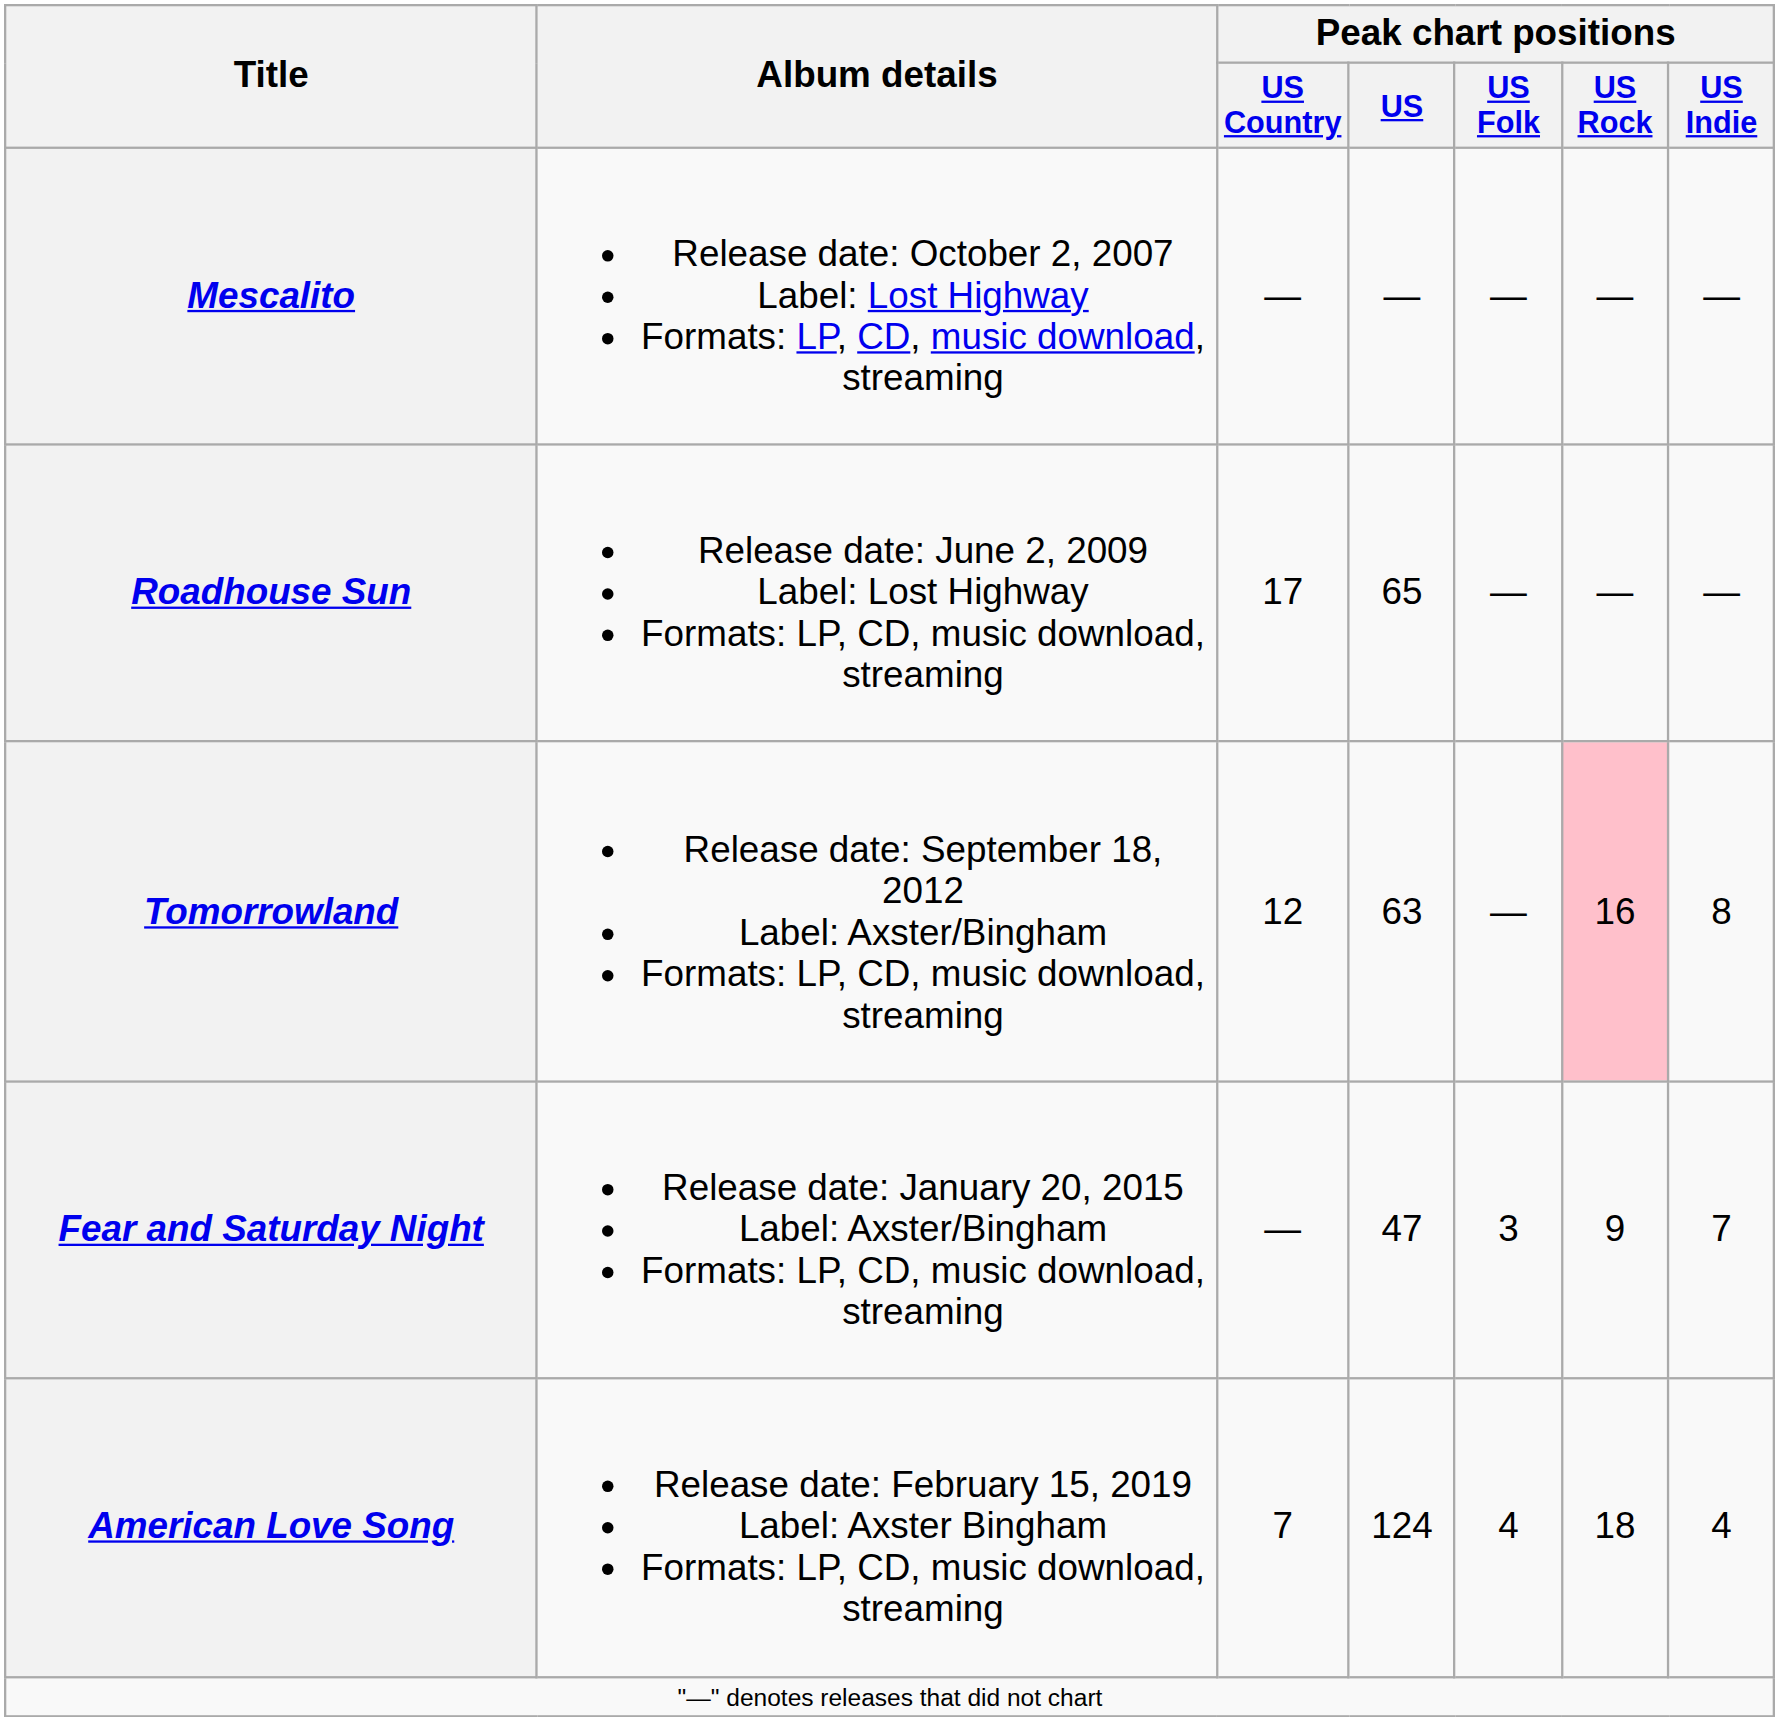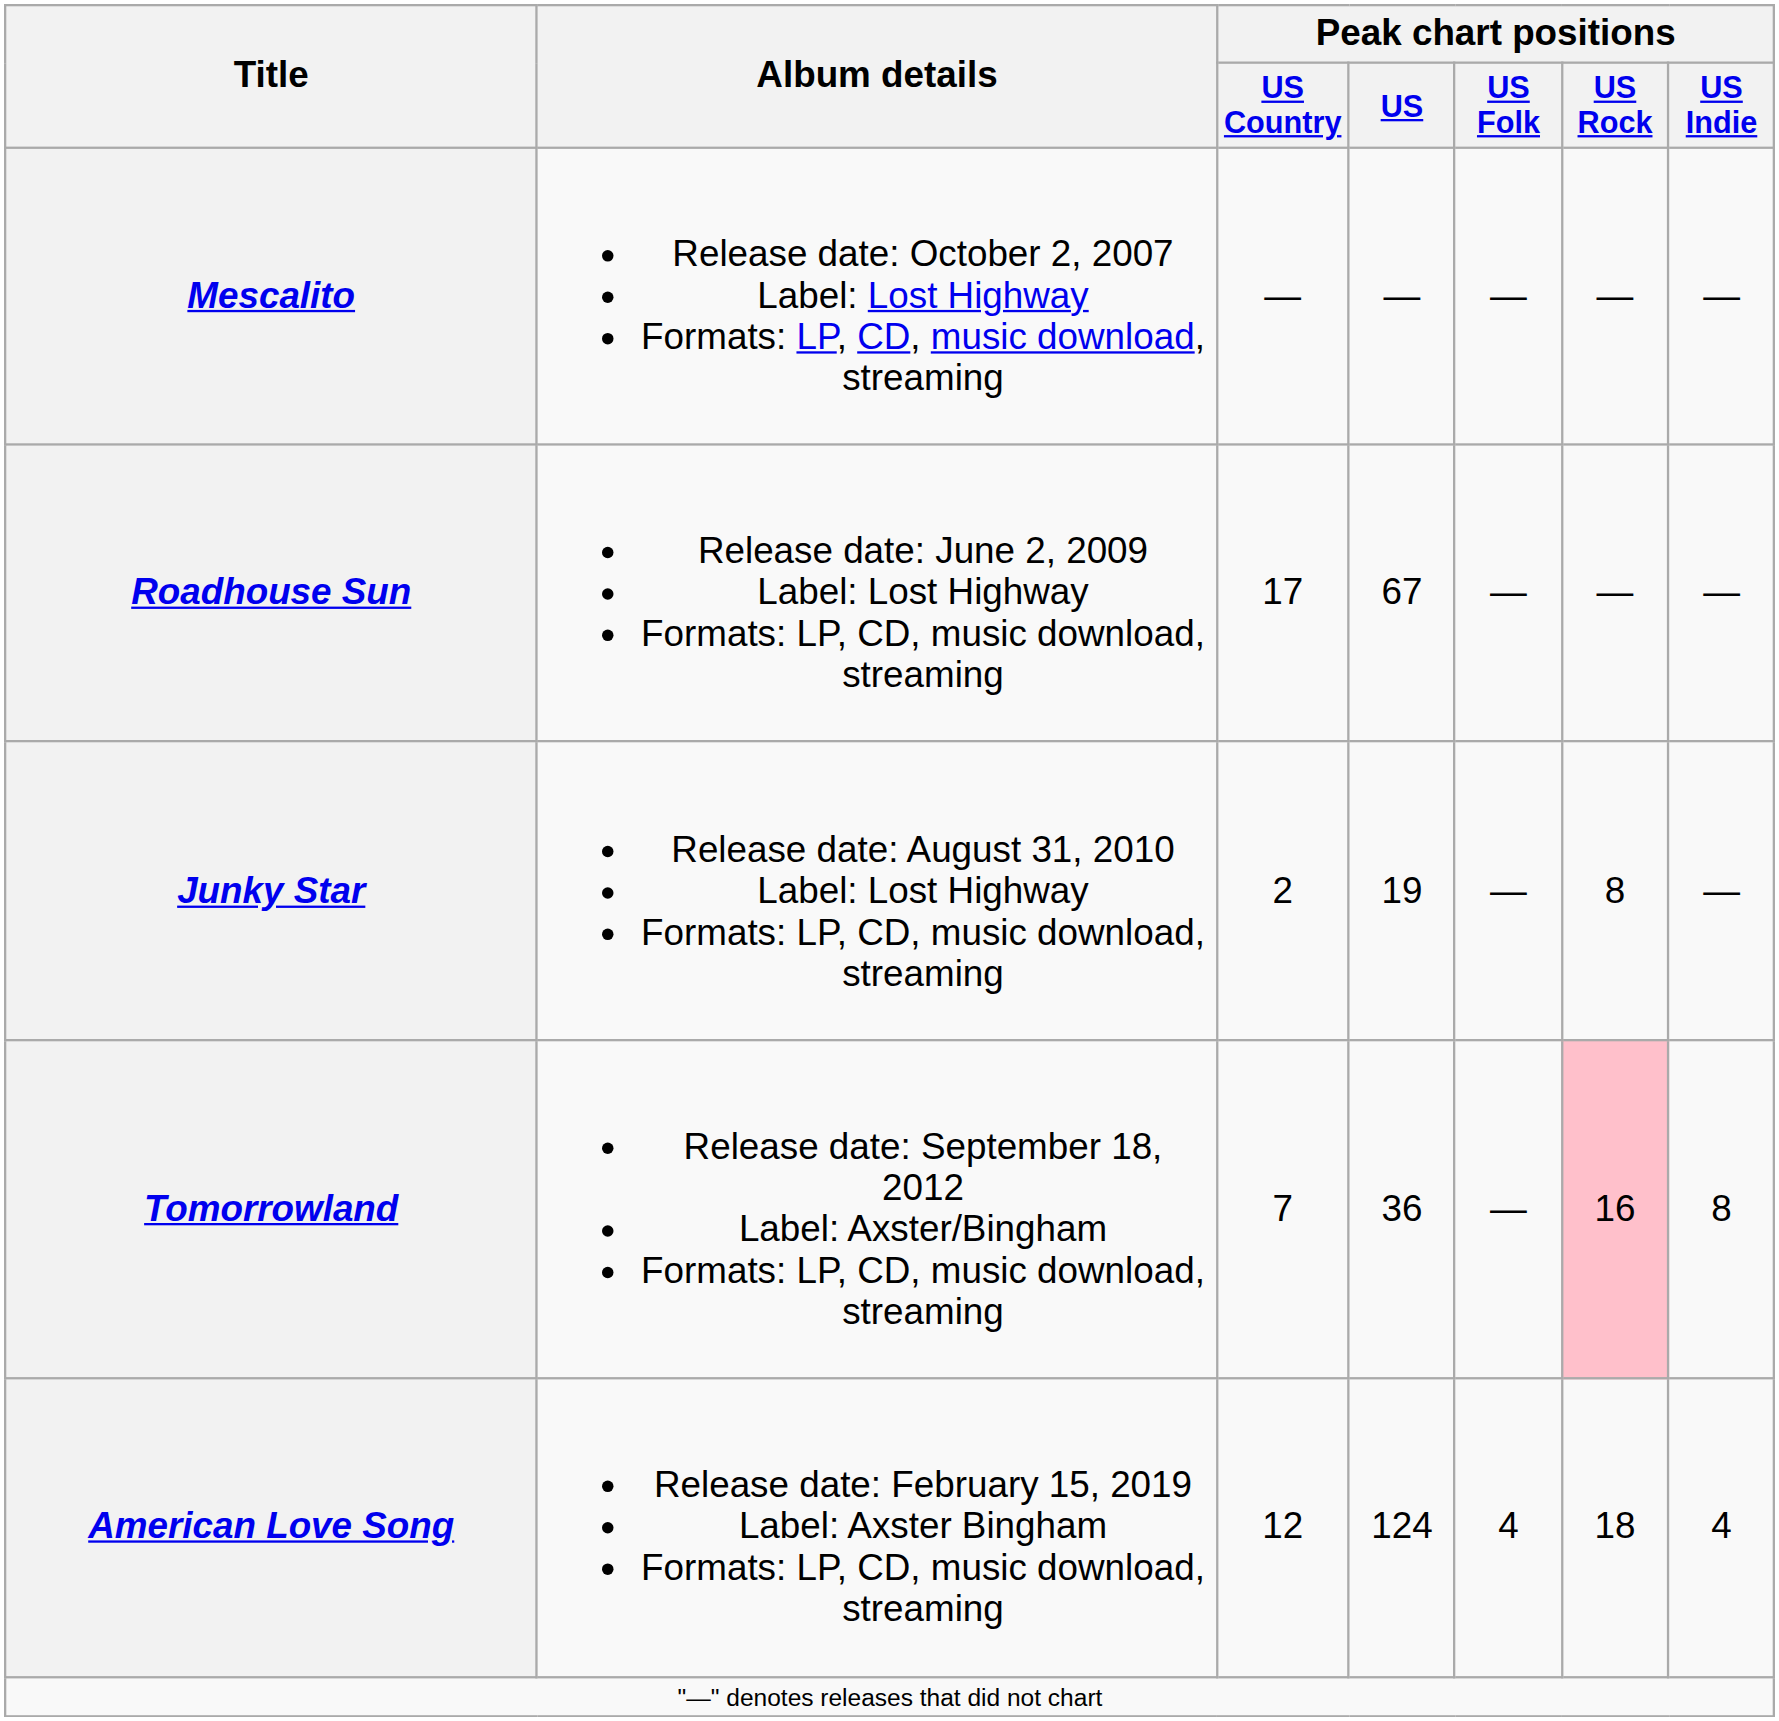(1402, 592) 65 -> (1402, 592) 67
+ row: (271, 890)
(1283, 910) 12 -> (1283, 1208) 7
(1402, 910) 63 -> (1402, 1208) 36
- row: (271, 1229)
(1283, 1526) 7 -> (1283, 1526) 12
